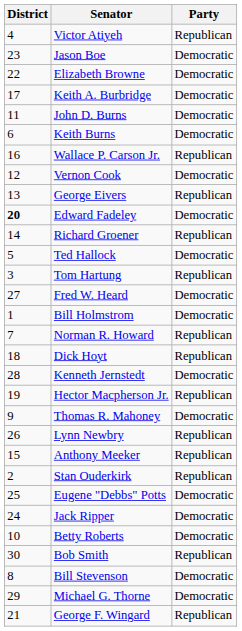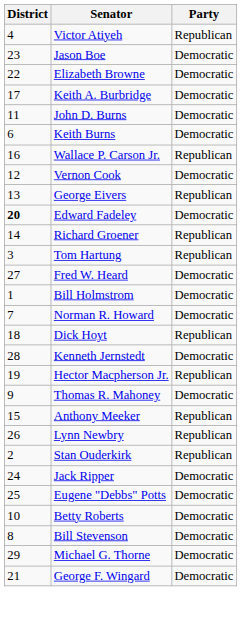- row: (85, 255)
(203, 335) Republican -> (204, 315) Democratic
rows swapped: (97, 455) <-> (89, 435)
rows swapped: (110, 495) <-> (84, 515)
- row: (81, 555)
(203, 615) Republican -> (204, 575) Democratic
